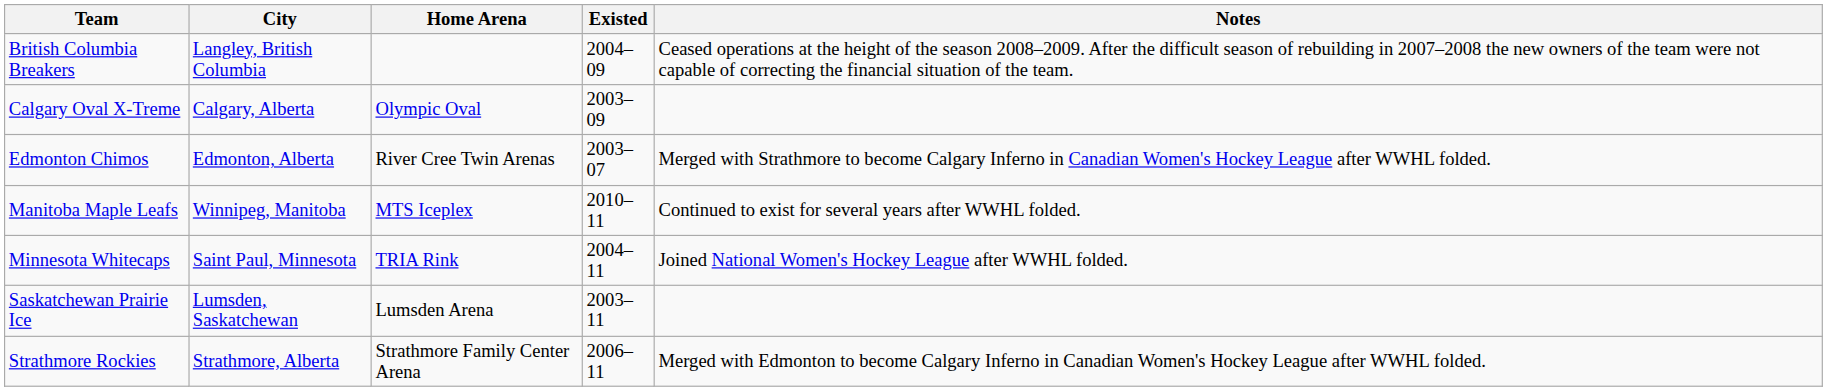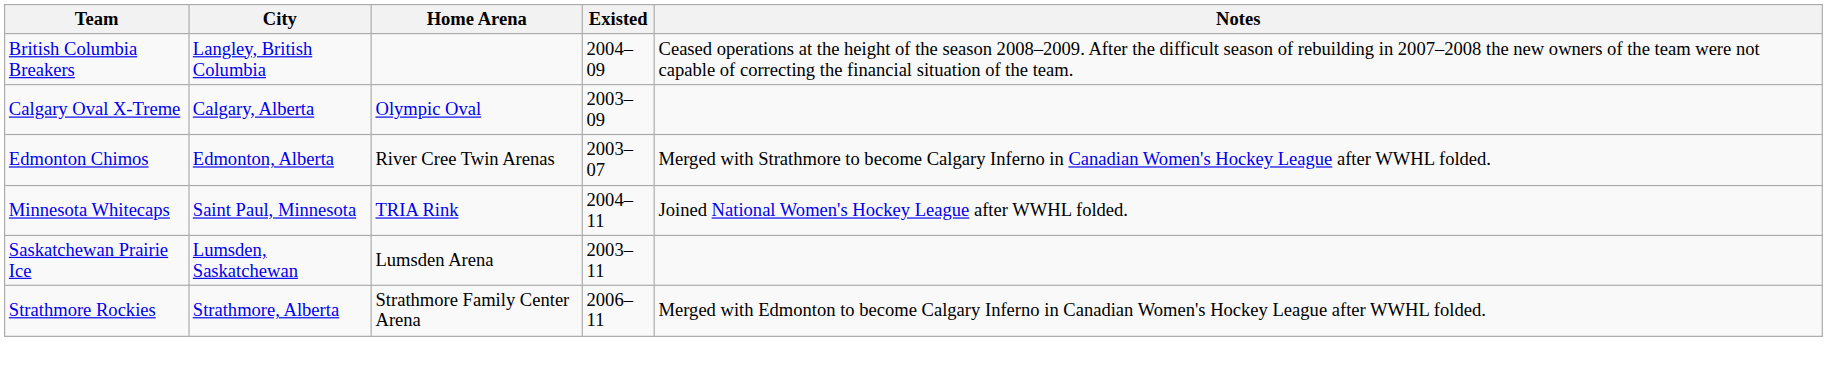- row: (93, 210)
